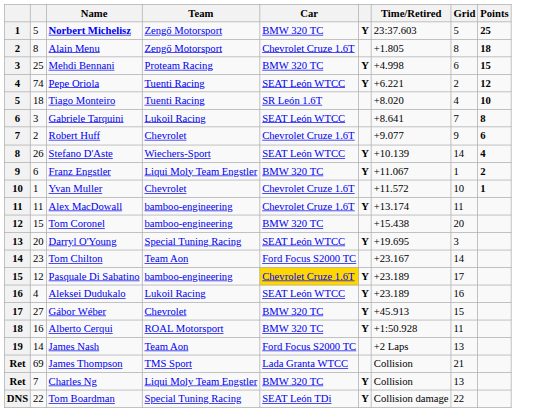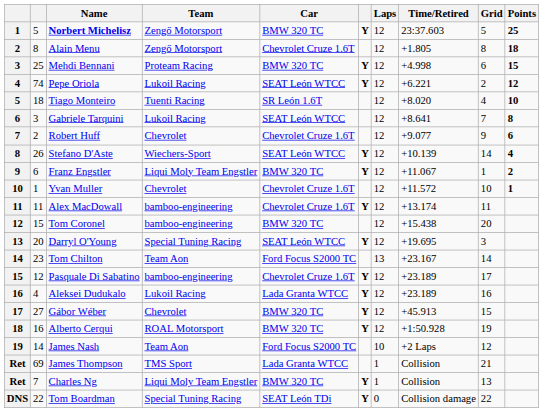+ column: (385, 13)
(175, 83) Tuenti Racing -> (175, 83) Lukoil Racing
(308, 276) gold background -> (308, 276) no background
(304, 294) SEAT León WTCC -> (305, 294) Lada Granta WTCC
(459, 329) 11 -> (486, 329) 19
(459, 346) 13 -> (486, 346) 12
